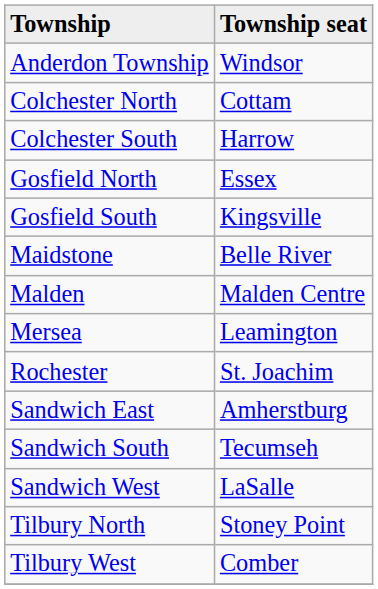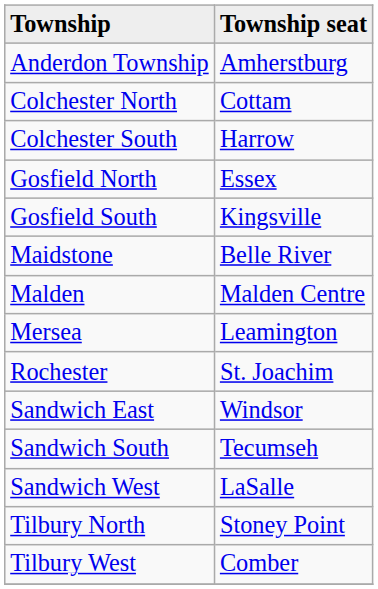(261, 62) Windsor -> (284, 62) Amherstburg
(284, 409) Amherstburg -> (261, 409) Windsor
